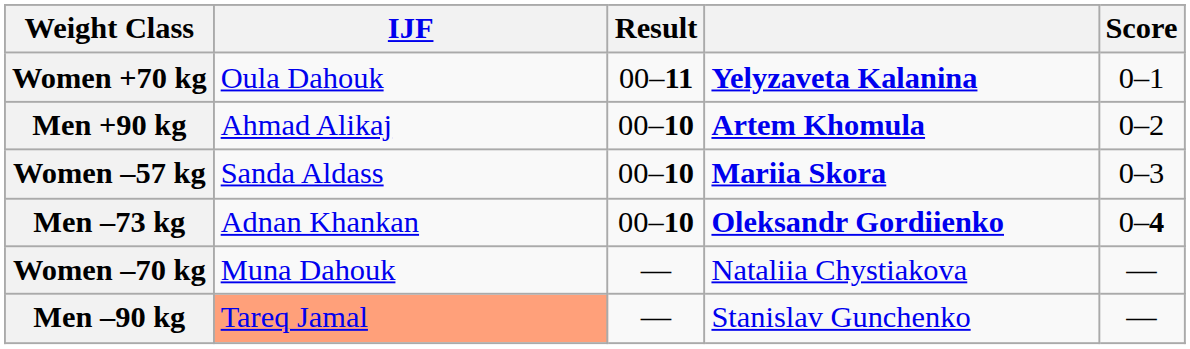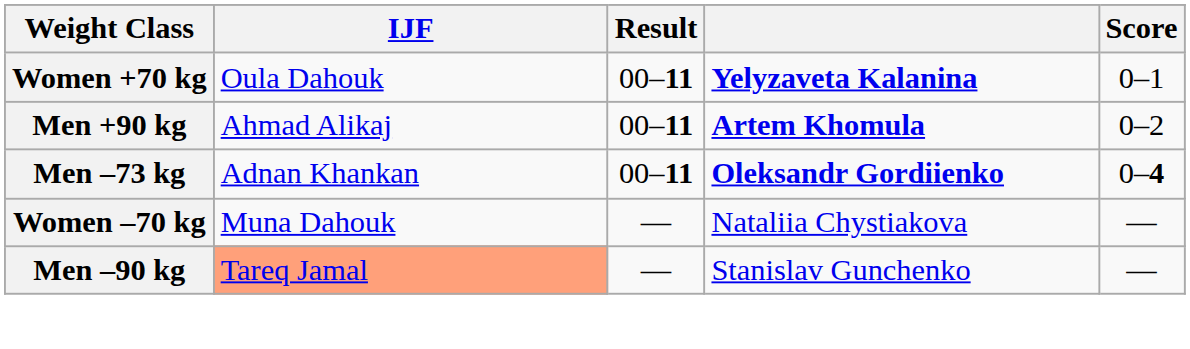(656, 125) 00–10 -> (656, 125) 00–11
- row: (109, 173)
(656, 221) 00–10 -> (656, 173) 00–11
